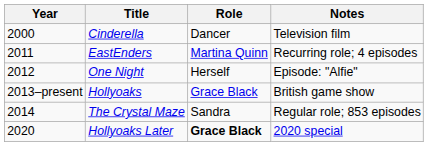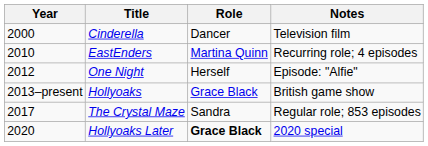(20, 53) 2011 -> (21, 53) 2010
(21, 111) 2014 -> (21, 111) 2017
